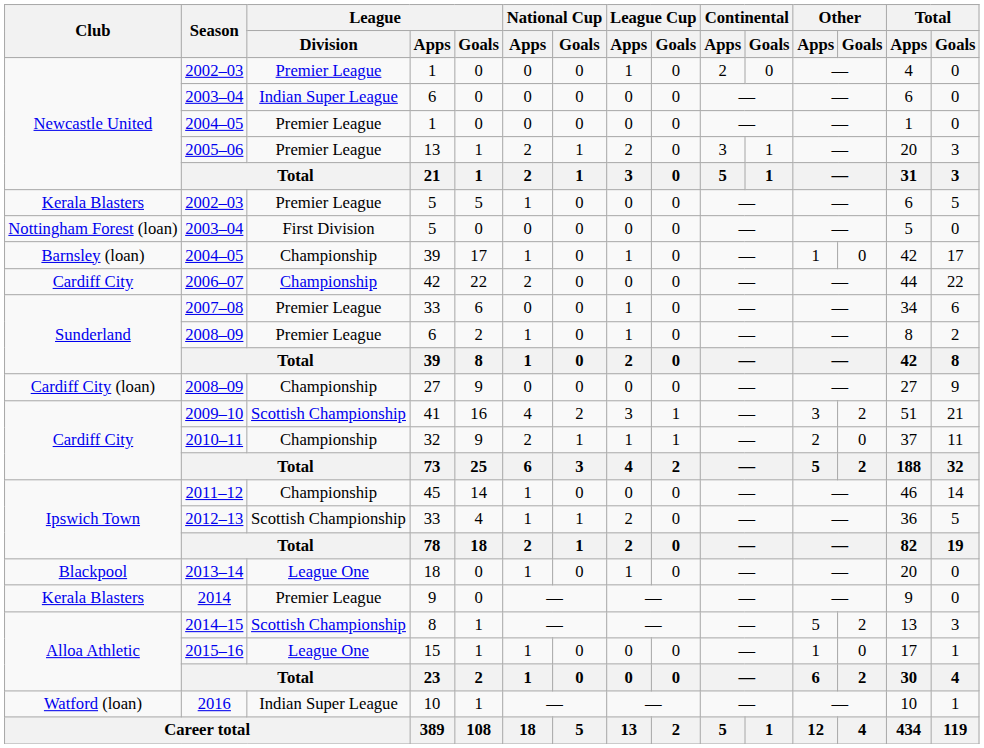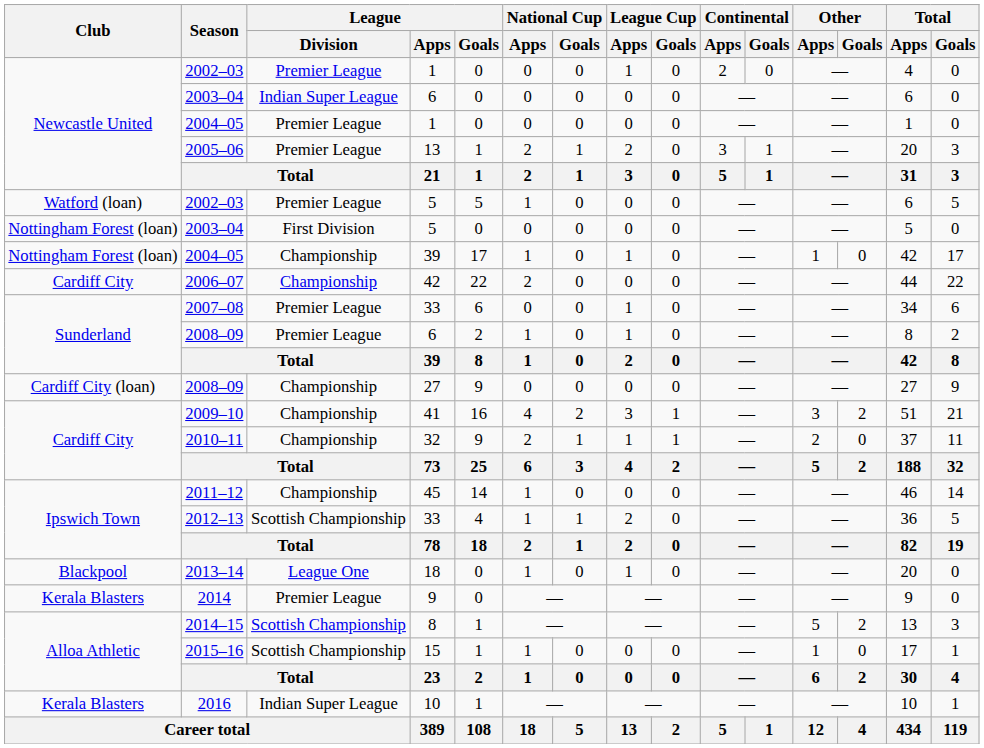(93, 202) Kerala Blasters -> (93, 202) Watford (loan)
(93, 255) Barnsley (loan) -> (93, 255) Nottingham Forest (loan)
(329, 413) Scottish Championship -> (329, 413) Championship
(329, 651) League One -> (329, 651) Scottish Championship
(93, 703) Watford (loan) -> (93, 703) Kerala Blasters
